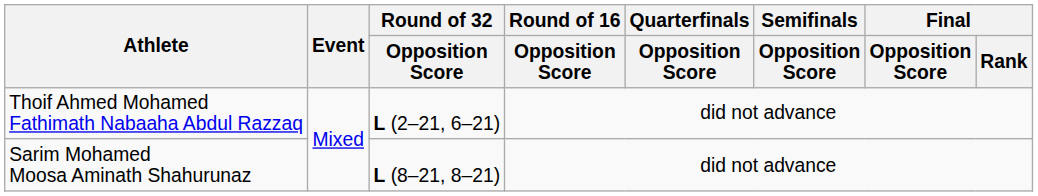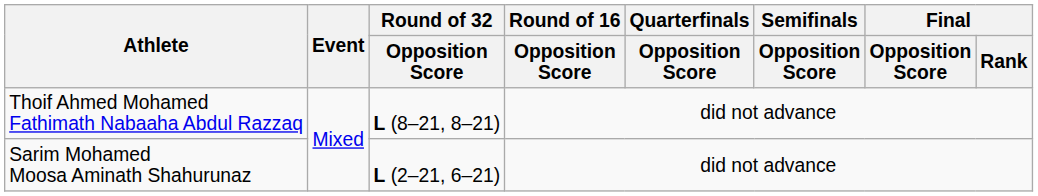(437, 124) L (2–21, 6–21) -> (437, 124) L (8–21, 8–21)
(437, 176) L (8–21, 8–21) -> (437, 176) L (2–21, 6–21)
